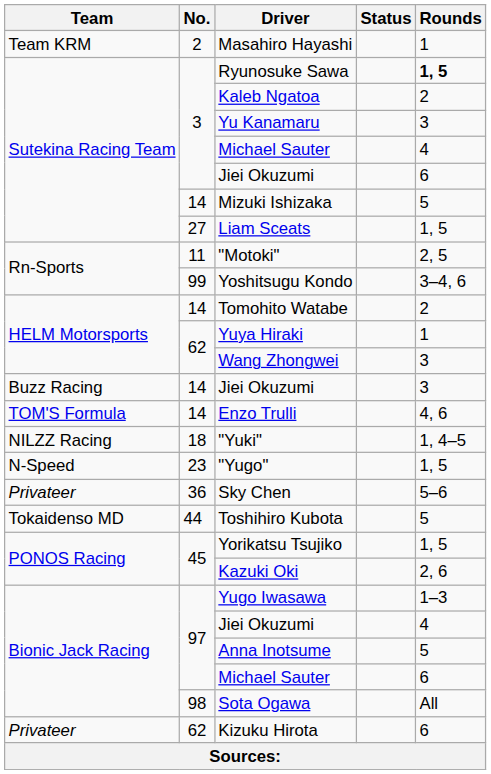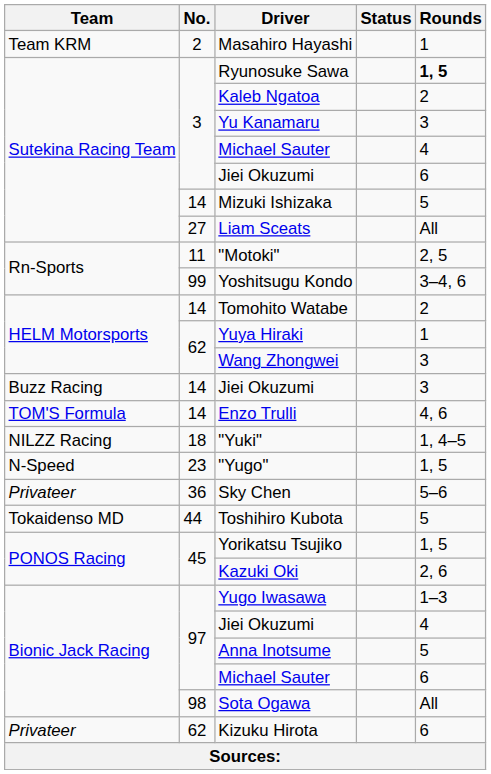(433, 228) 1, 5 -> (429, 228) All
